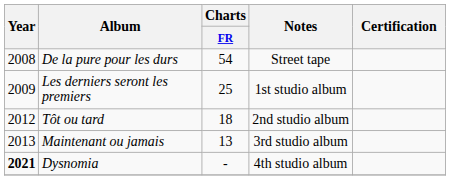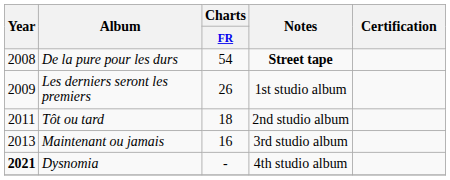(301, 59) normal -> (301, 59) bold
(225, 89) 25 -> (225, 89) 26
(22, 119) 2012 -> (22, 119) 2011
(225, 141) 13 -> (225, 141) 16
